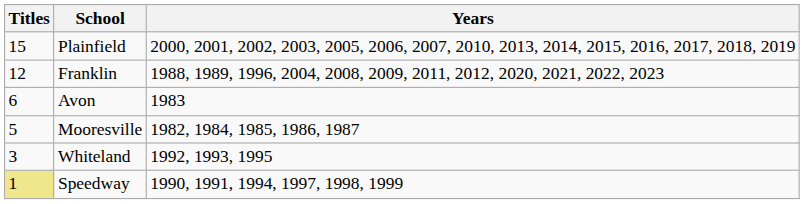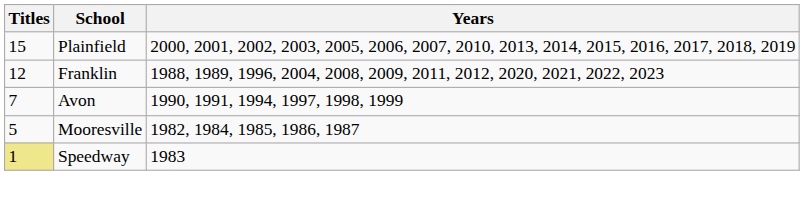(13, 101) 6 -> (13, 101) 7
(168, 101) 1983 -> (277, 101) 1990, 1991, 1994, 1997, 1998, 1999
- row: (94, 156)
(277, 184) 1990, 1991, 1994, 1997, 1998, 1999 -> (168, 156) 1983
